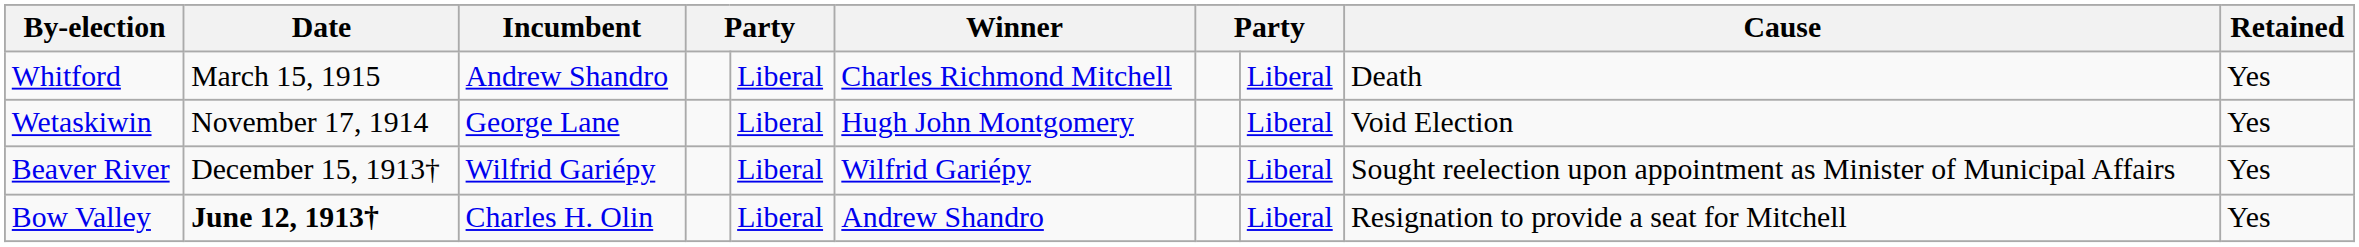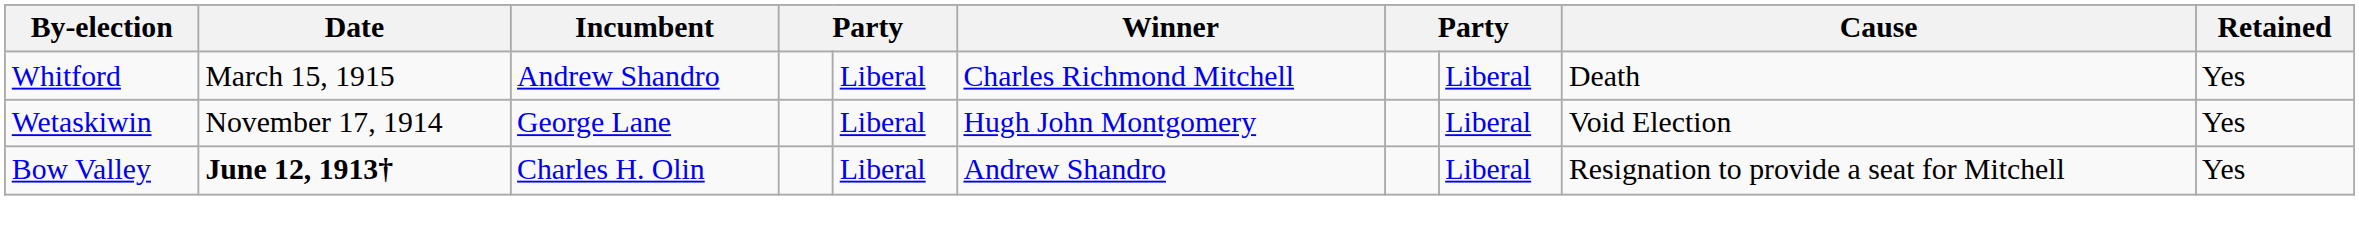- row: (91, 169)
